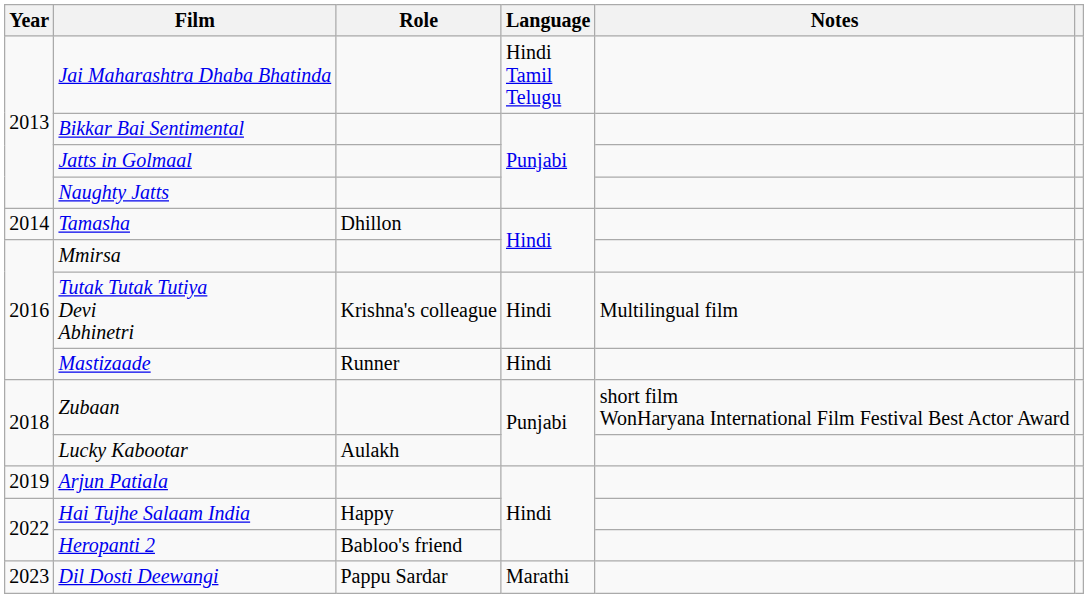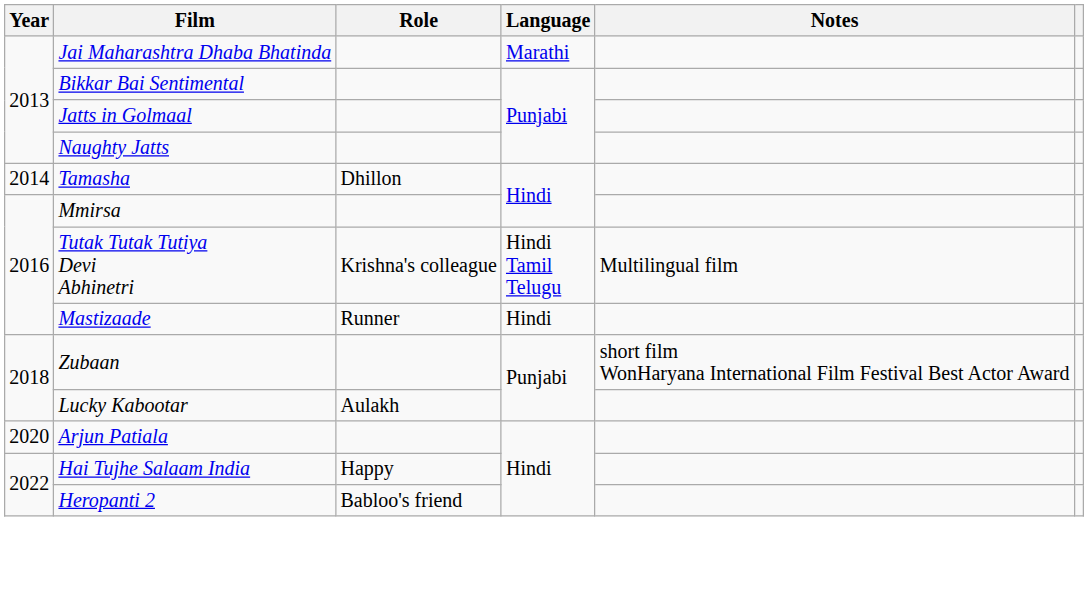(534, 74) Hindi Tamil Telugu -> (538, 52) Marathi
(529, 309) Hindi -> (534, 264) Hindi Tamil Telugu
(29, 481) 2019 -> (29, 436) 2020
- row: (138, 576)
